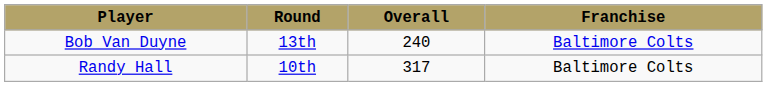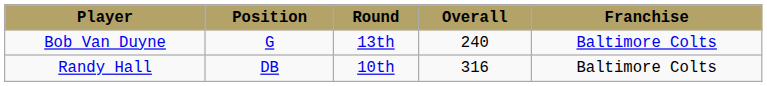+ column: (270, 17)
(416, 68) 317 -> (475, 68) 316
